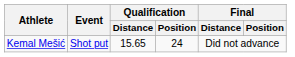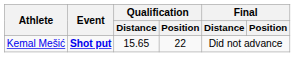(89, 44) normal -> (91, 44) bold
(177, 44) 24 -> (180, 44) 22
